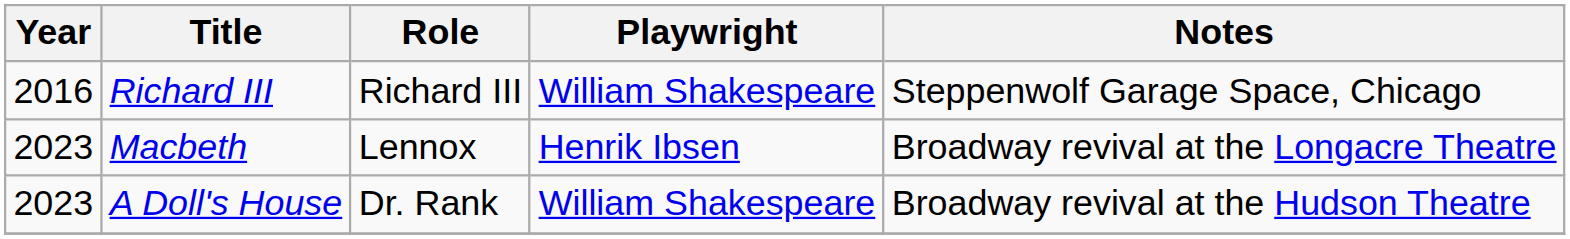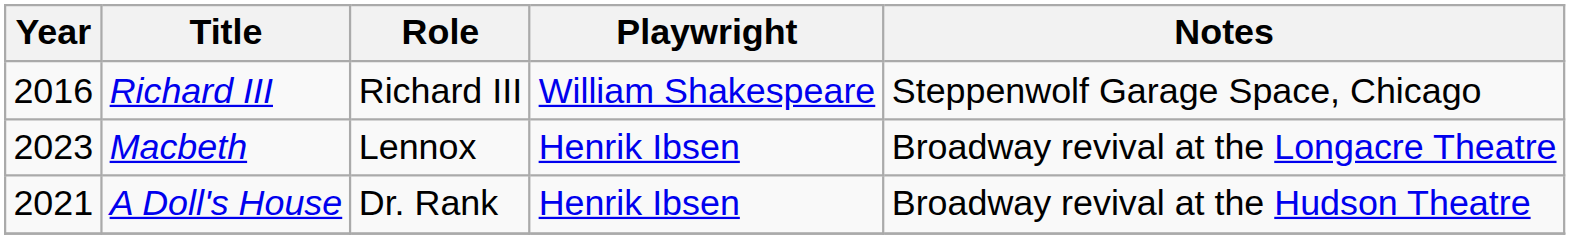(53, 203) 2023 -> (53, 203) 2021
(707, 203) William Shakespeare -> (639, 203) Henrik Ibsen
